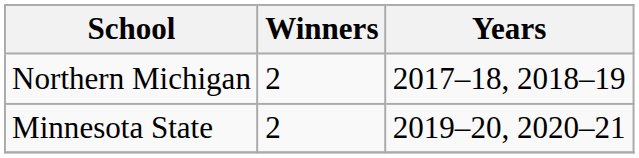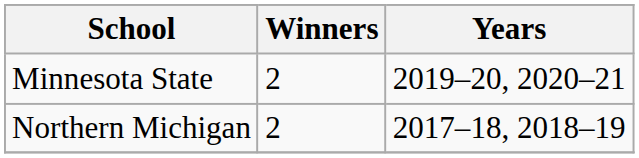rows swapped: (113, 127) <-> (132, 78)
